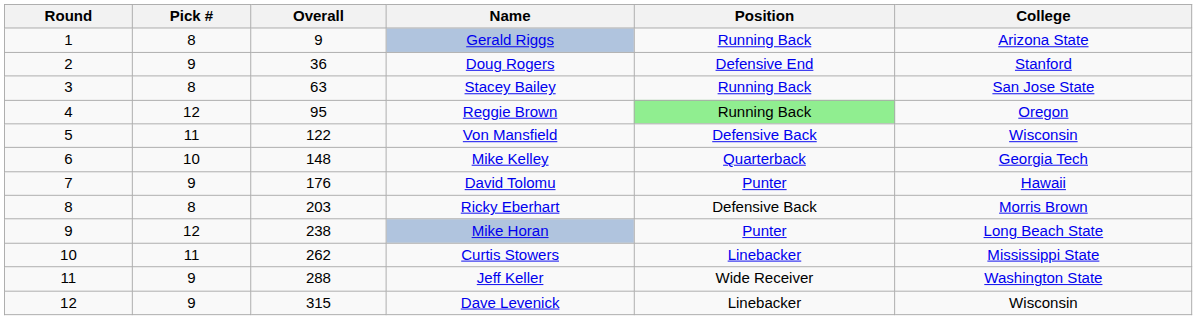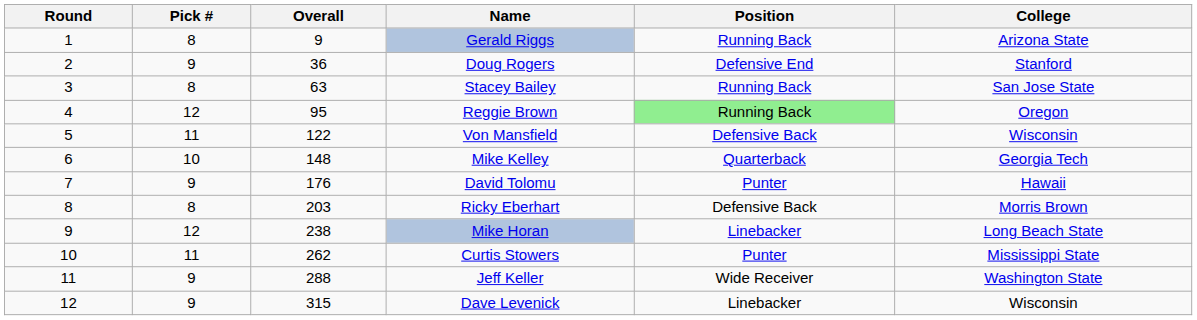(764, 231) Punter -> (764, 231) Linebacker
(764, 254) Linebacker -> (764, 254) Punter
